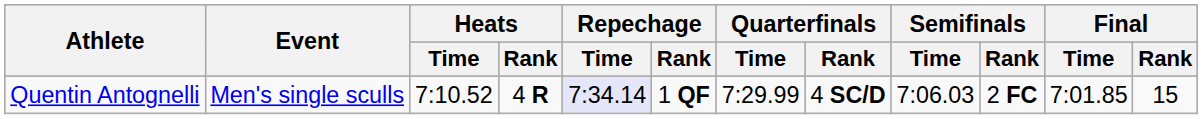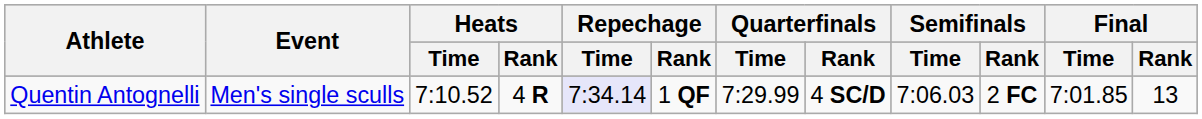(1165, 95) 15 -> (1165, 95) 13
